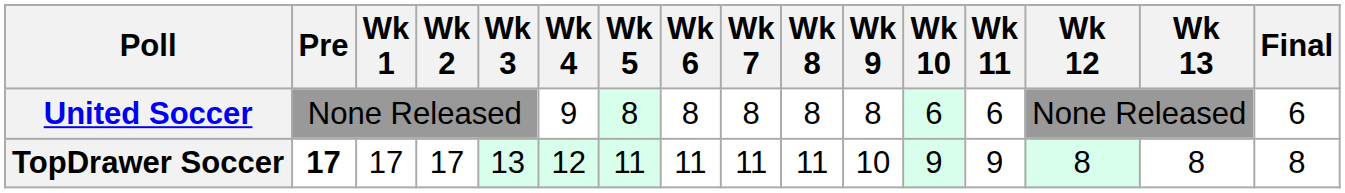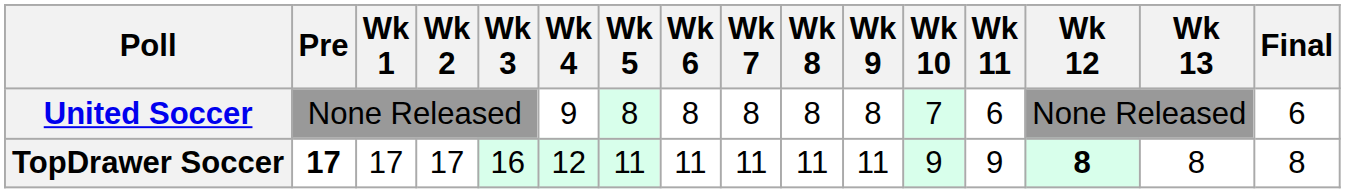(934, 113) 6 -> (934, 113) 7
(508, 162) 13 -> (508, 162) 16
(873, 162) 10 -> (873, 162) 11
(1082, 162) normal -> (1082, 162) bold
